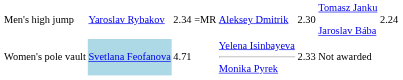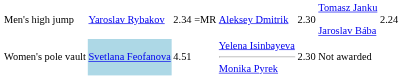(182, 57) 4.71 -> (182, 57) 4.51
(307, 57) 2.33 -> (307, 57) 2.30
